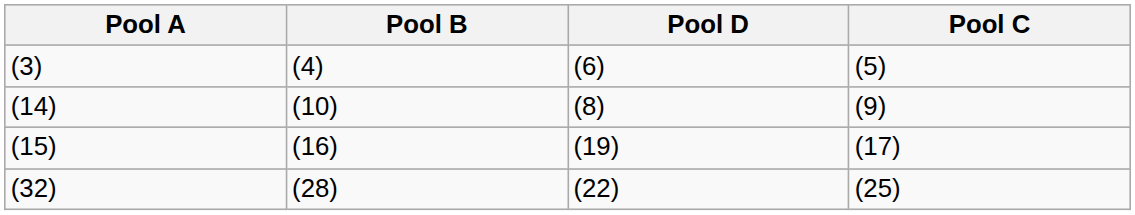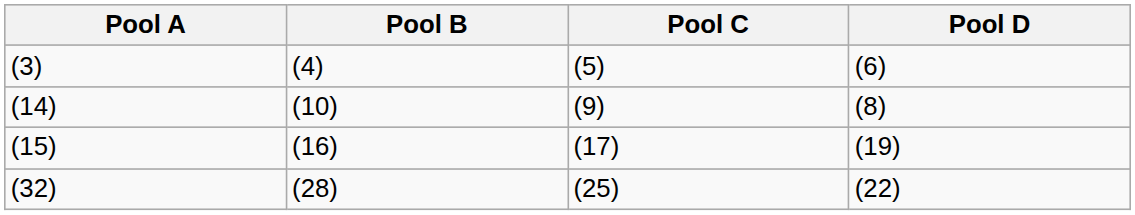columns swapped: (990, 24) <-> (708, 24)
